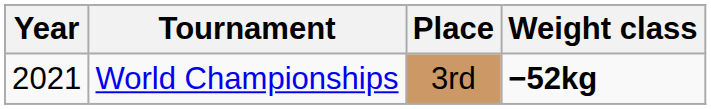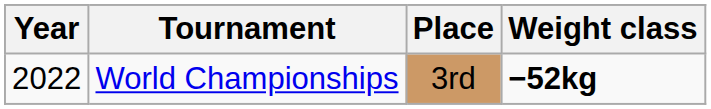(47, 78) 2021 -> (47, 78) 2022
